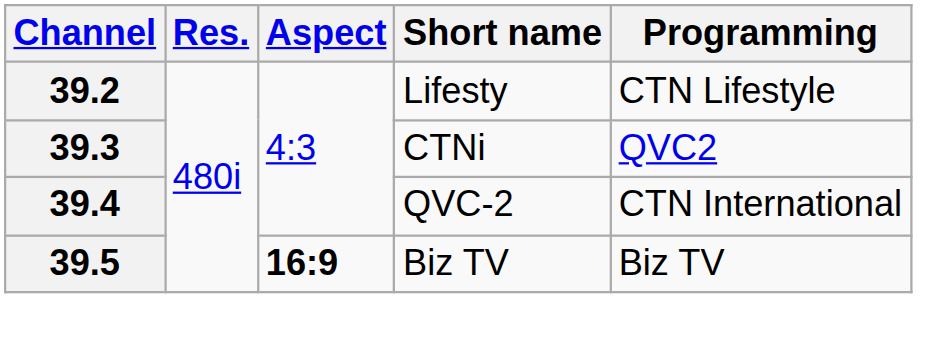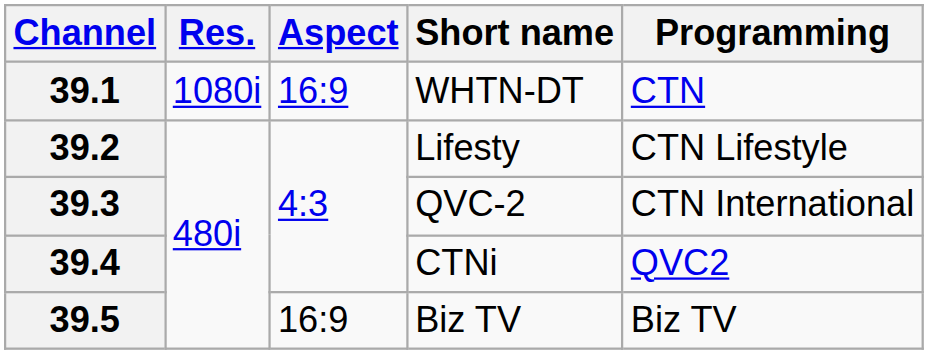+ row: (85, 90)
(444, 147) CTNi -> (470, 205) QVC-2
(668, 147) QVC2 -> (772, 205) CTN International
(458, 205) QVC-2 -> (456, 262) CTNi
(760, 205) CTN International -> (680, 262) QVC2
(302, 262) bold -> (313, 319) normal
